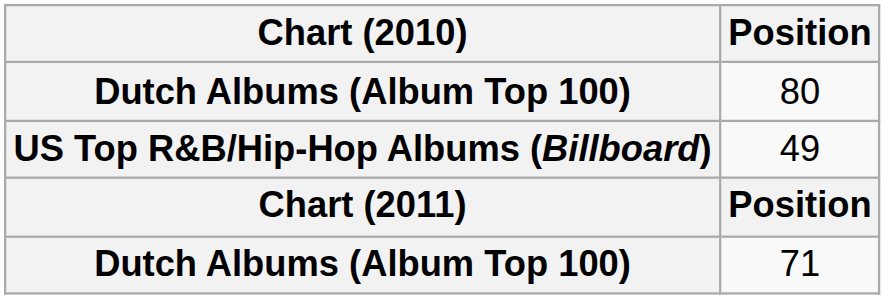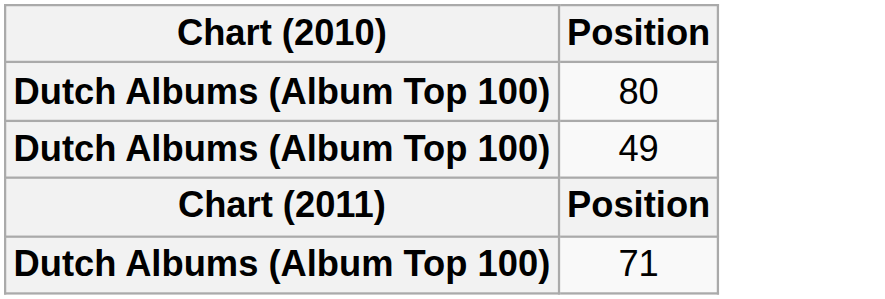(363, 148) US Top R&B/Hip-Hop Albums (Billboard) -> (282, 148) Dutch Albums (Album Top 100)
